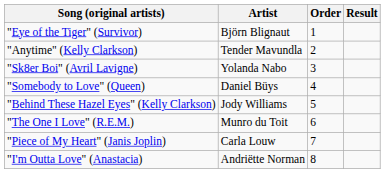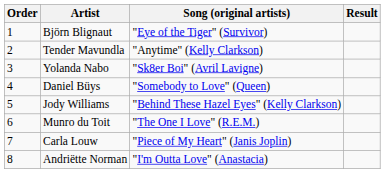columns swapped: (326, 13) <-> (111, 13)
